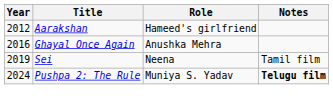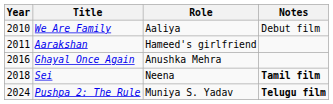+ row: (73, 28)
(18, 28) 2012 -> (18, 44) 2011
(18, 60) 2019 -> (18, 76) 2018
(291, 60) normal -> (291, 76) bold
